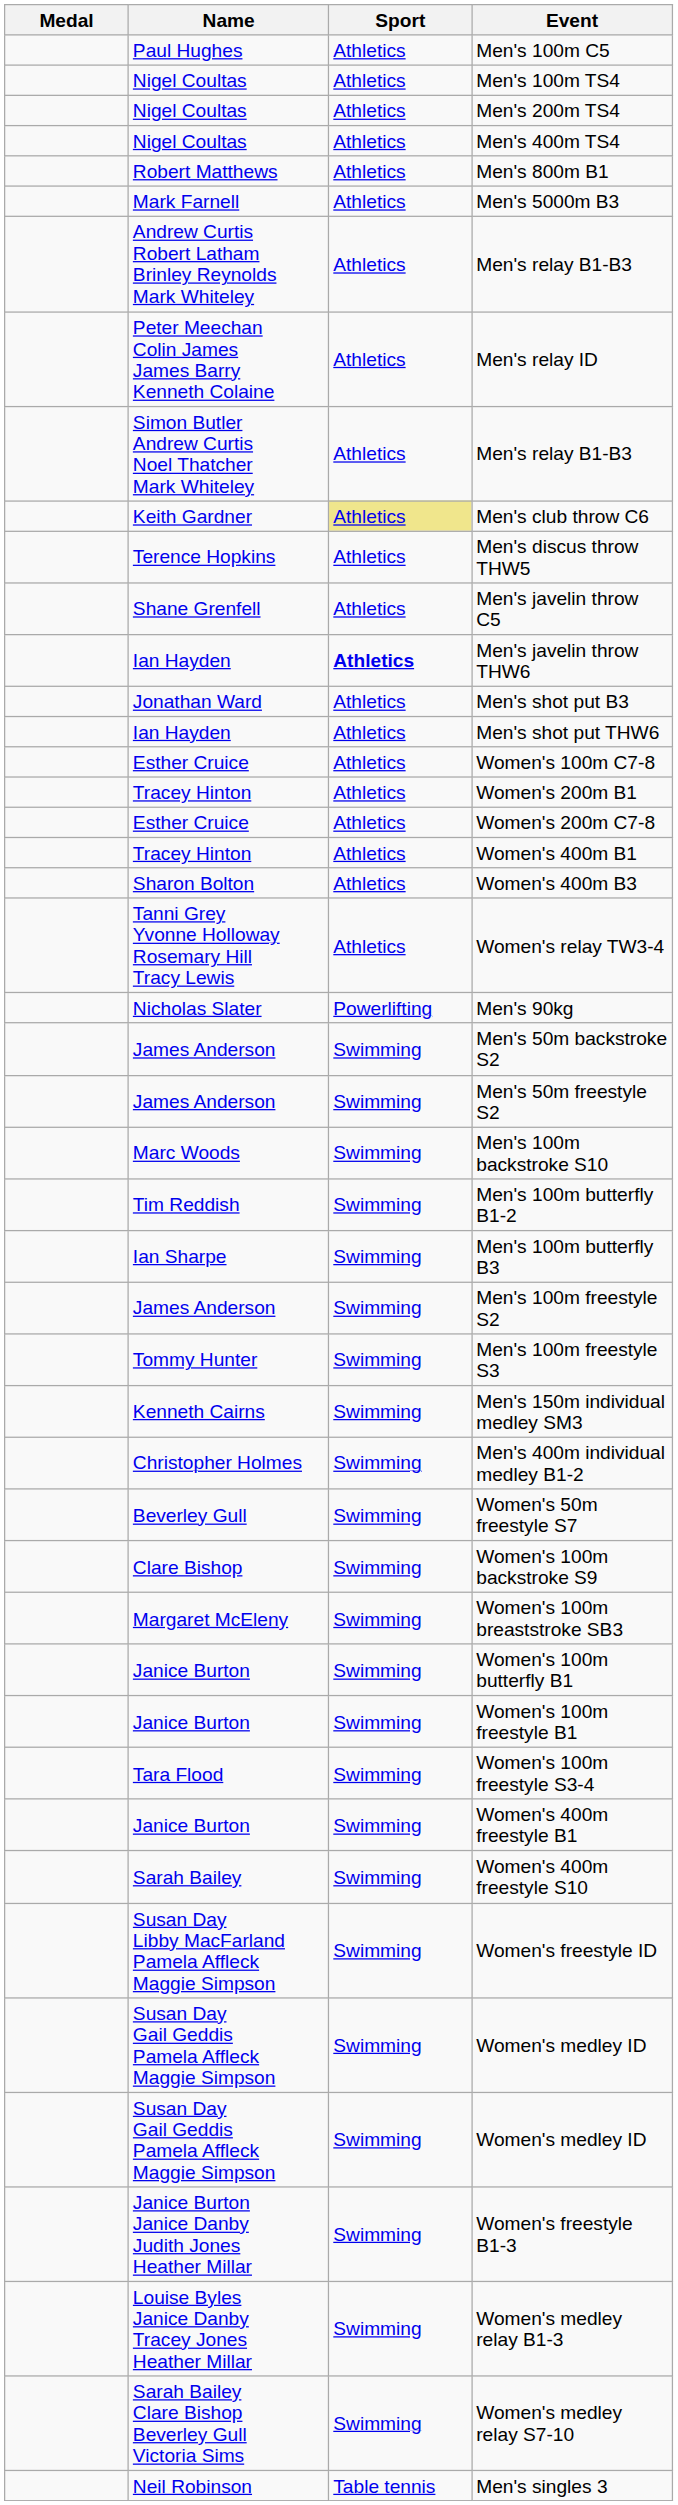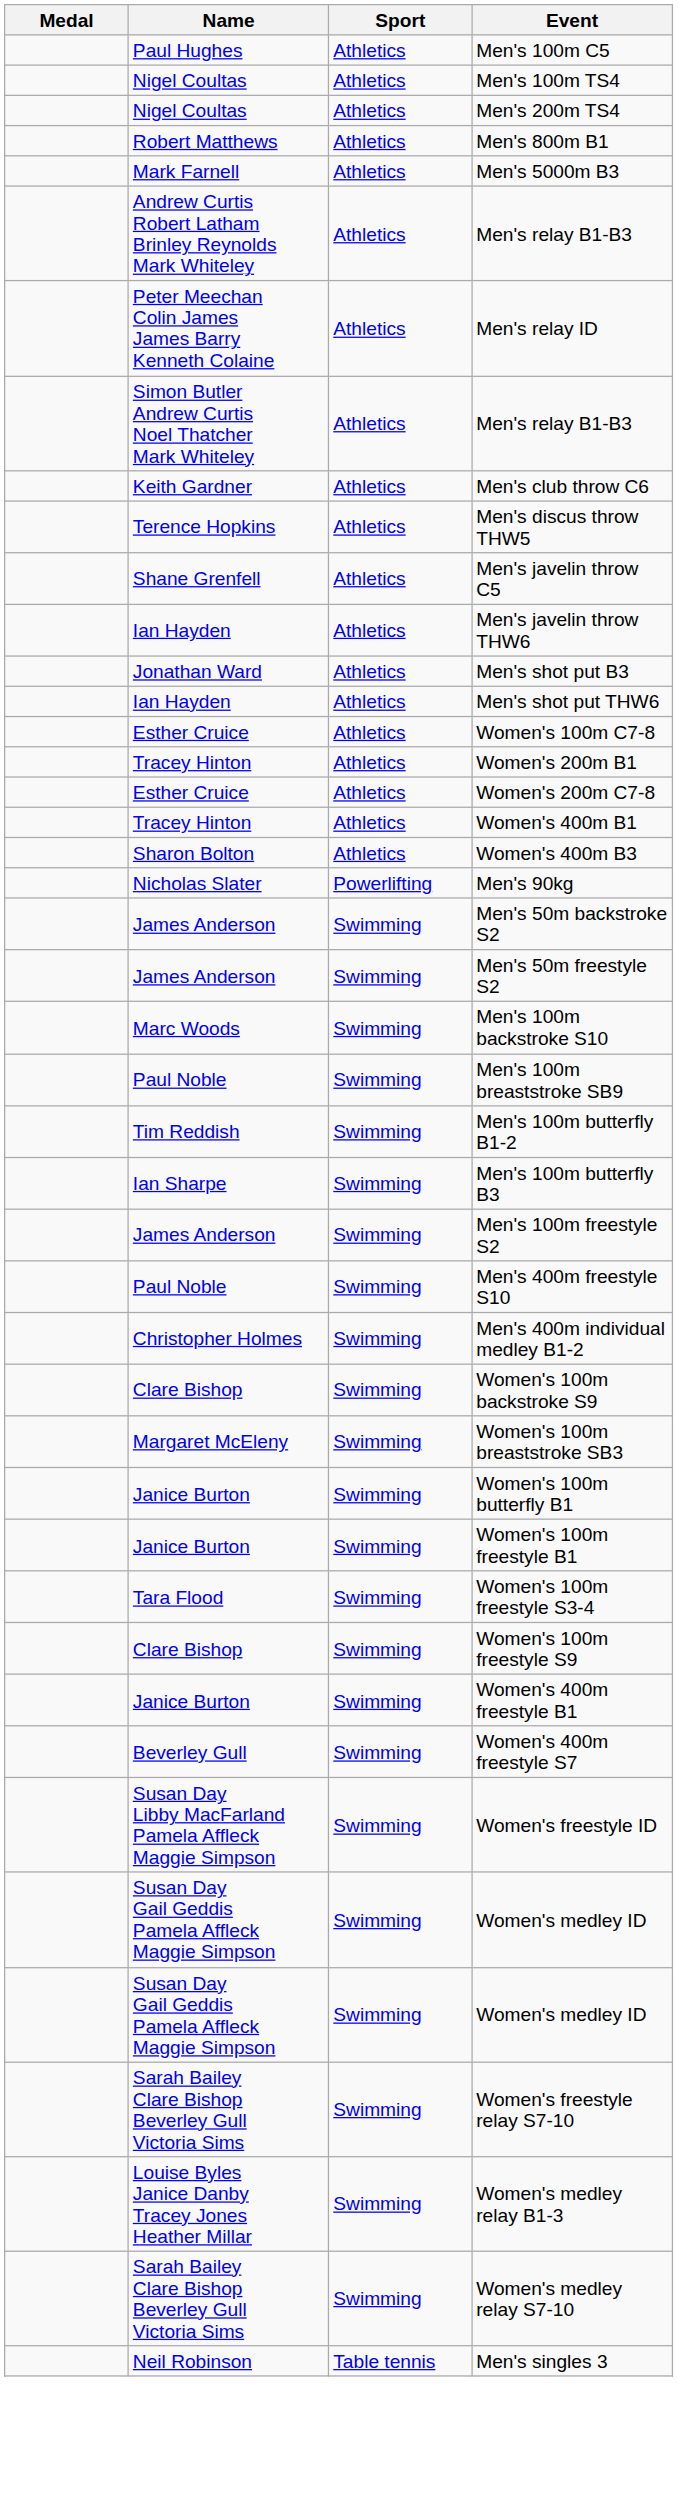- row: (190, 141)
(369, 516) khaki background -> (369, 486) no background
(374, 660) bold -> (369, 630) normal
- row: (206, 946)
+ row: (180, 1080)
- row: (195, 1360)
- row: (199, 1411)
+ row: (180, 1287)
- row: (190, 1515)
+ row: (188, 1649)
+ row: (190, 1752)
- row: (187, 1877)
- row: (192, 2234)
+ row: (190, 2109)
